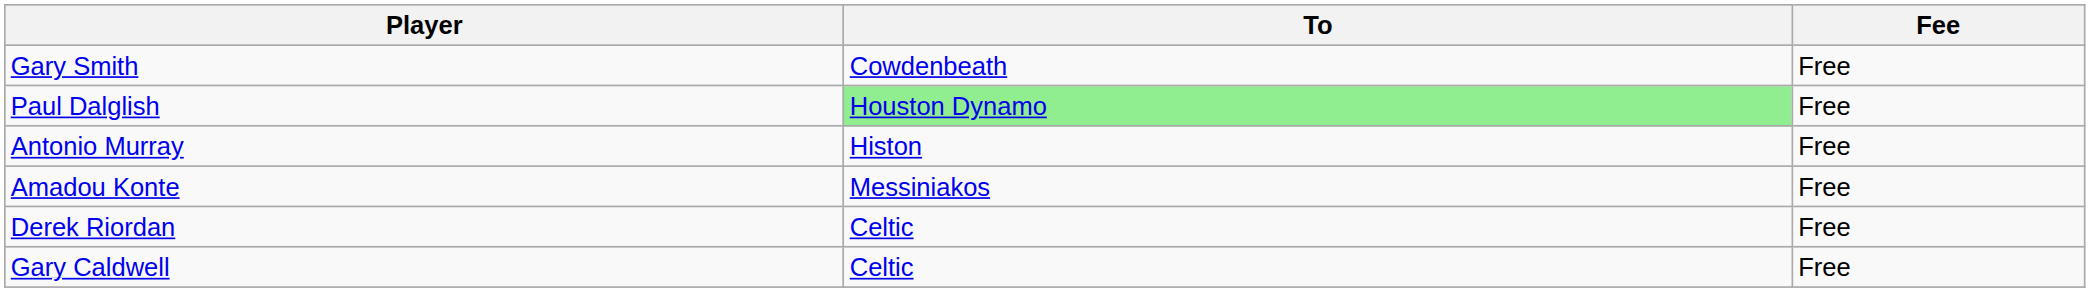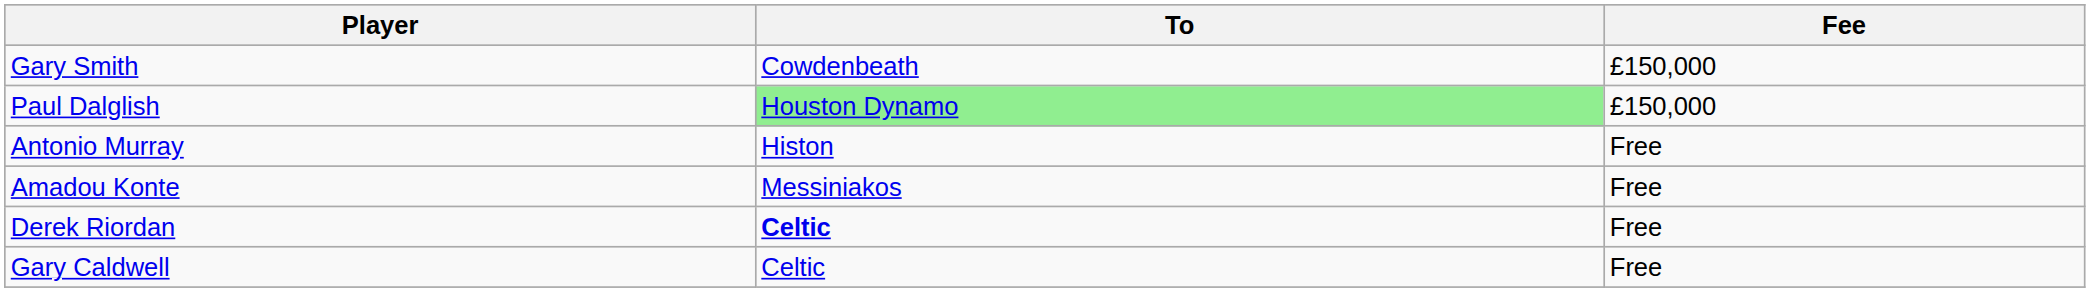(1824, 66) Free -> (1663, 66) £150,000
(1824, 106) Free -> (1663, 106) £150,000
(882, 227) normal -> (796, 227) bold
